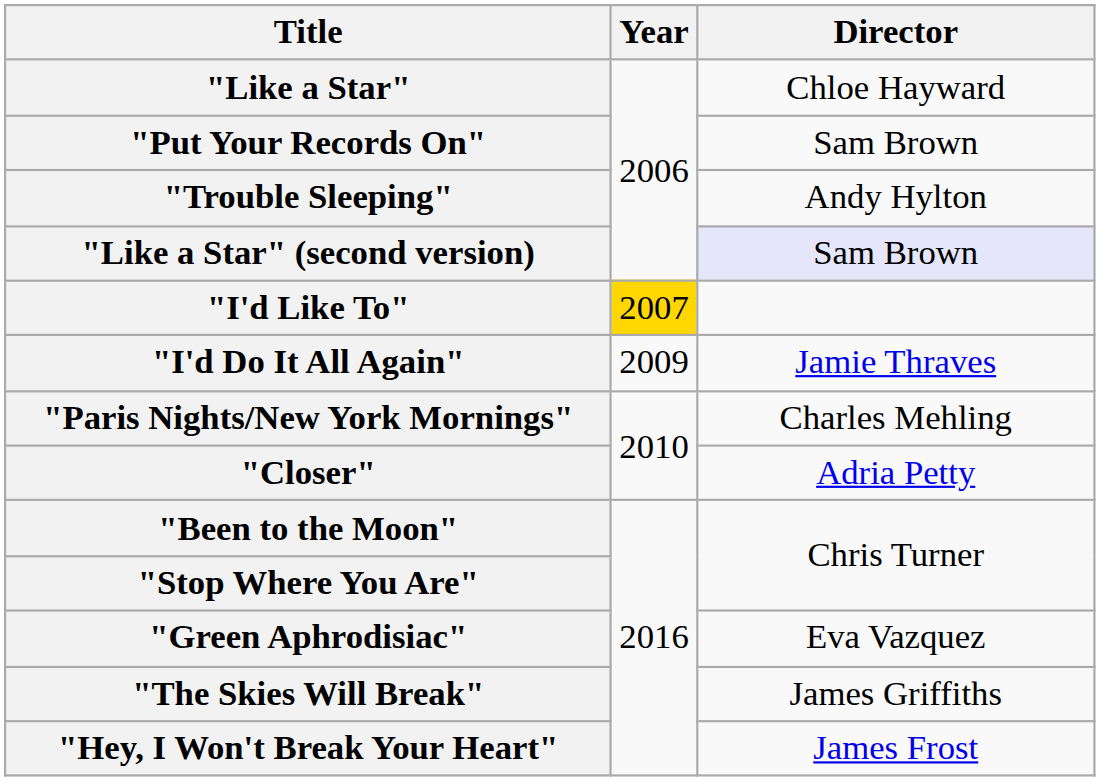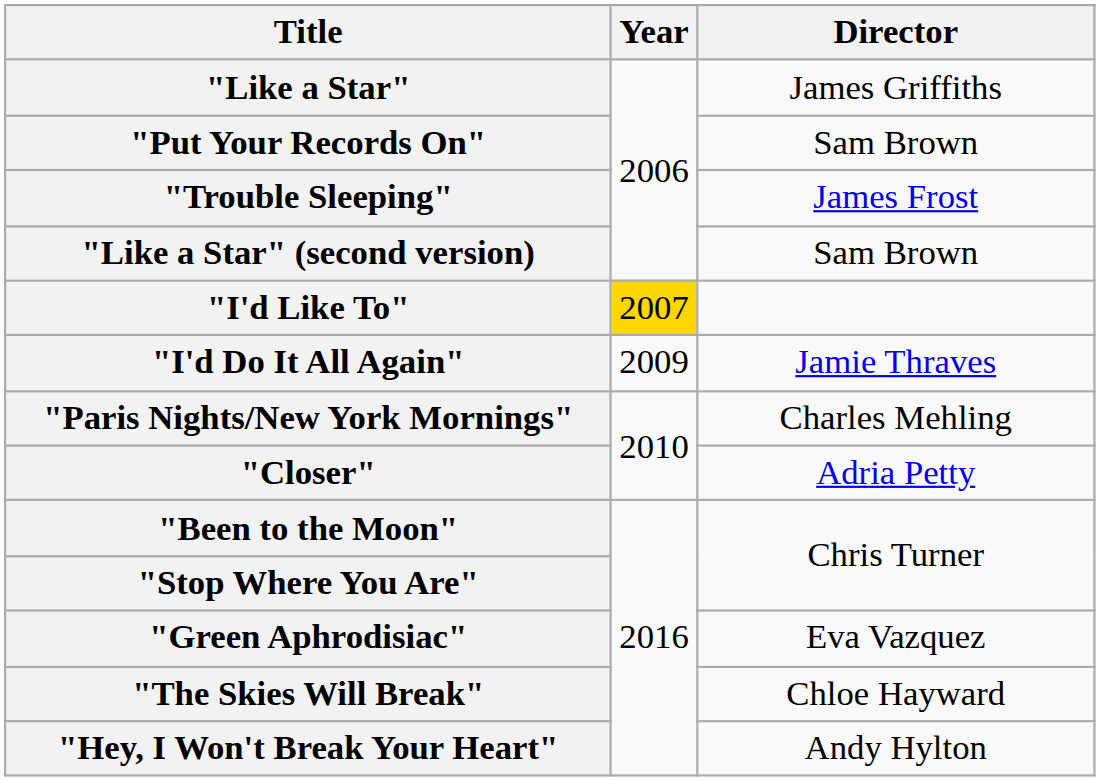(896, 87) Chloe Hayward -> (896, 87) James Griffiths
(896, 197) Andy Hylton -> (896, 197) James Frost
(896, 252) lavender background -> (896, 252) no background
(896, 692) James Griffiths -> (896, 692) Chloe Hayward
(896, 747) James Frost -> (896, 747) Andy Hylton
